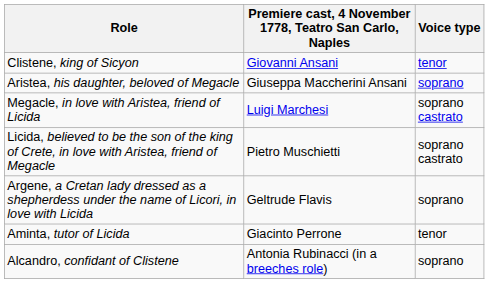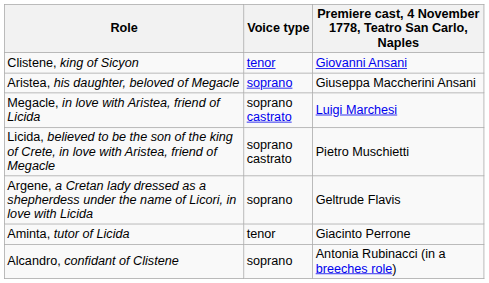columns swapped: (449, 28) <-> (329, 28)
